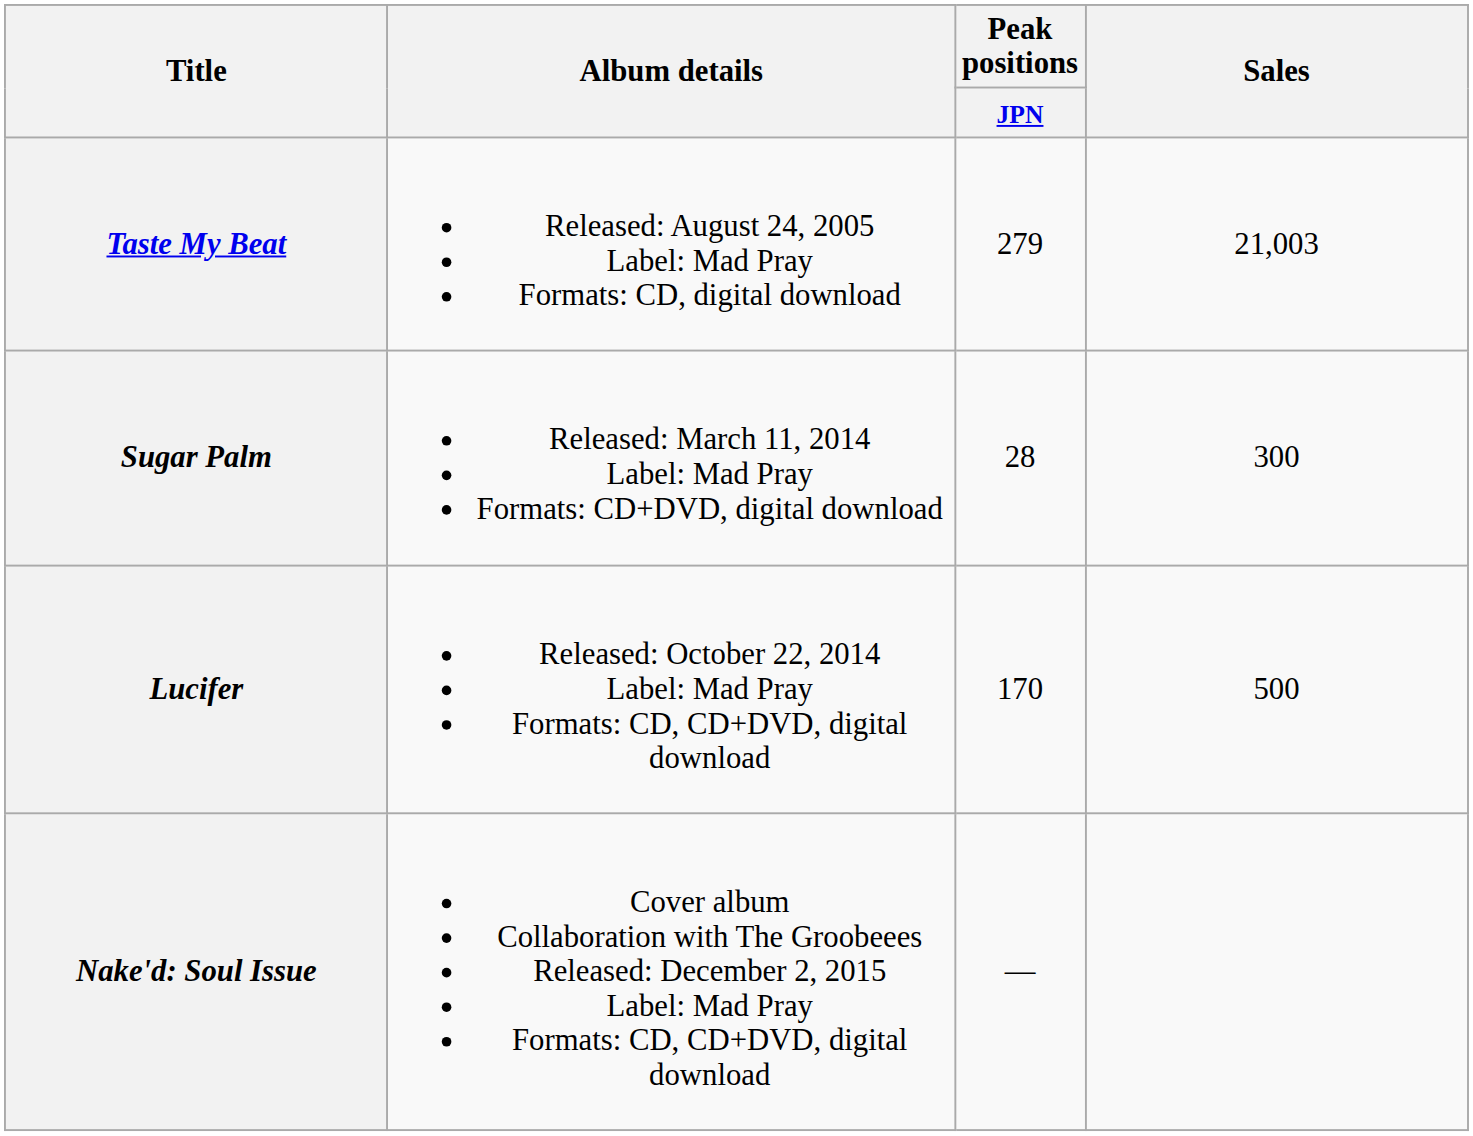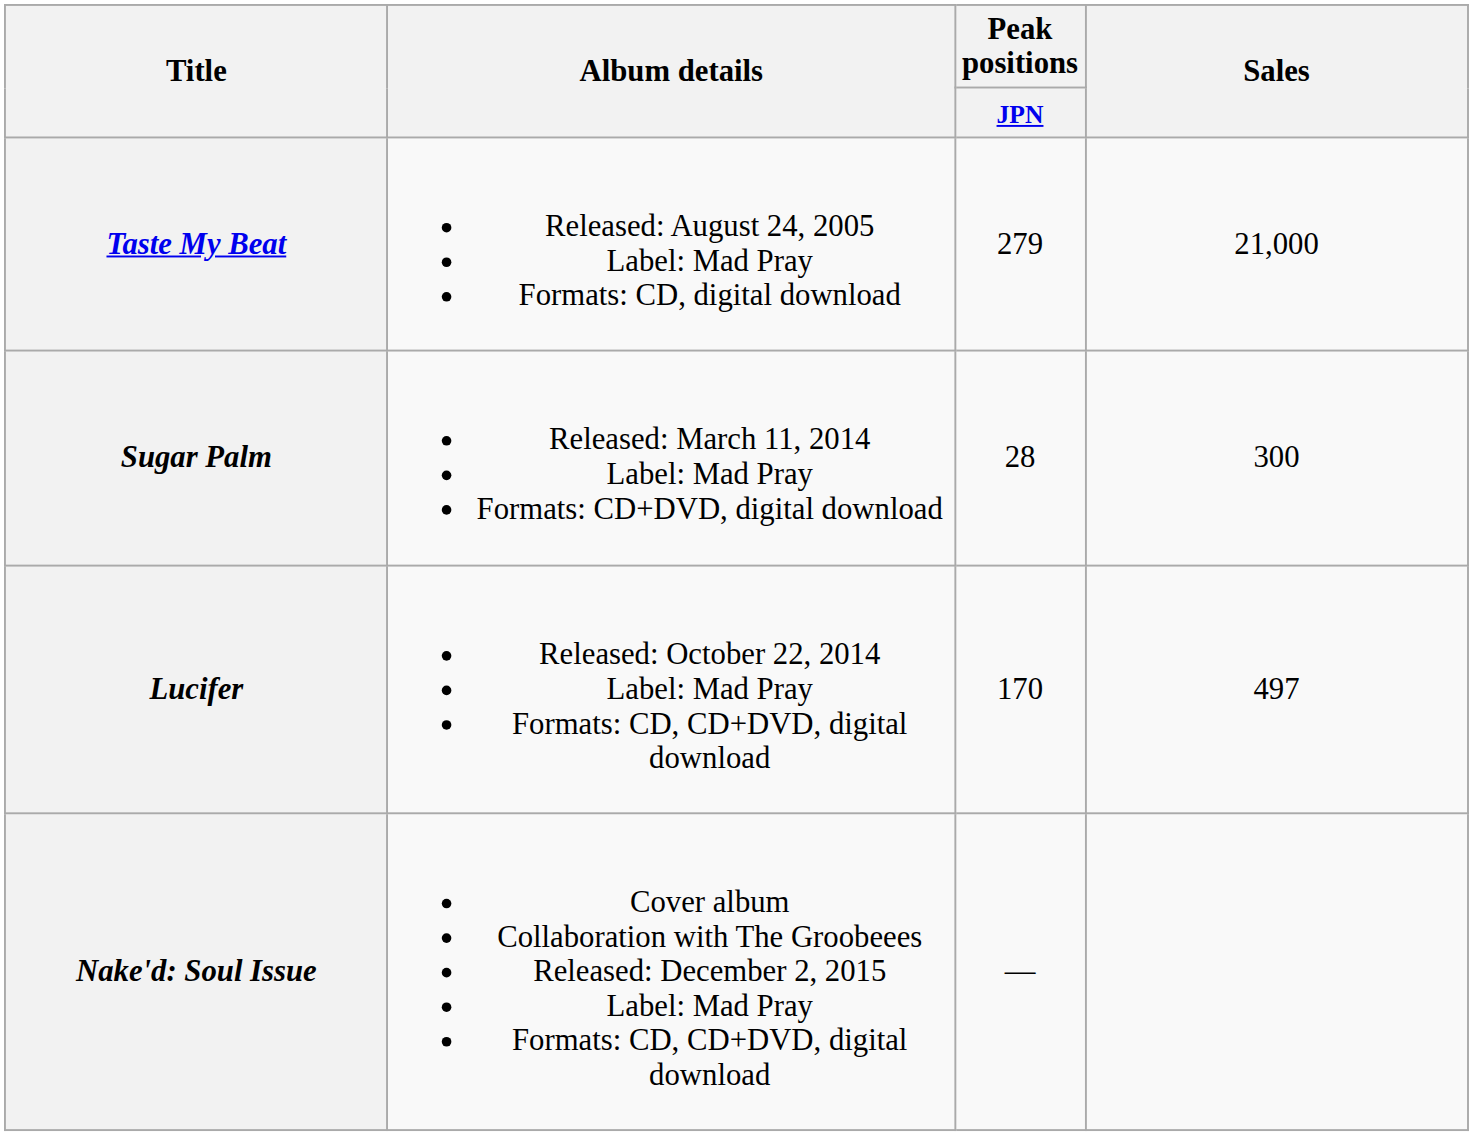(1277, 243) 21,003 -> (1277, 243) 21,000
(1277, 688) 500 -> (1277, 688) 497
